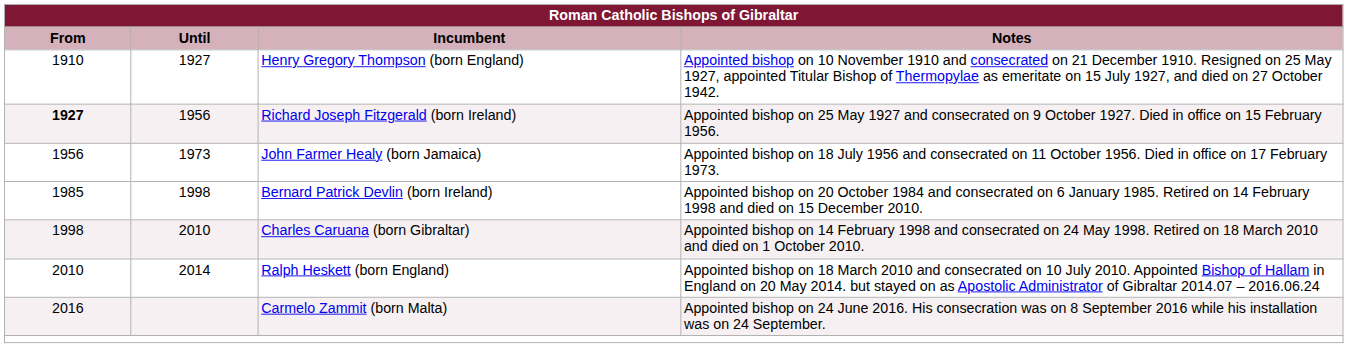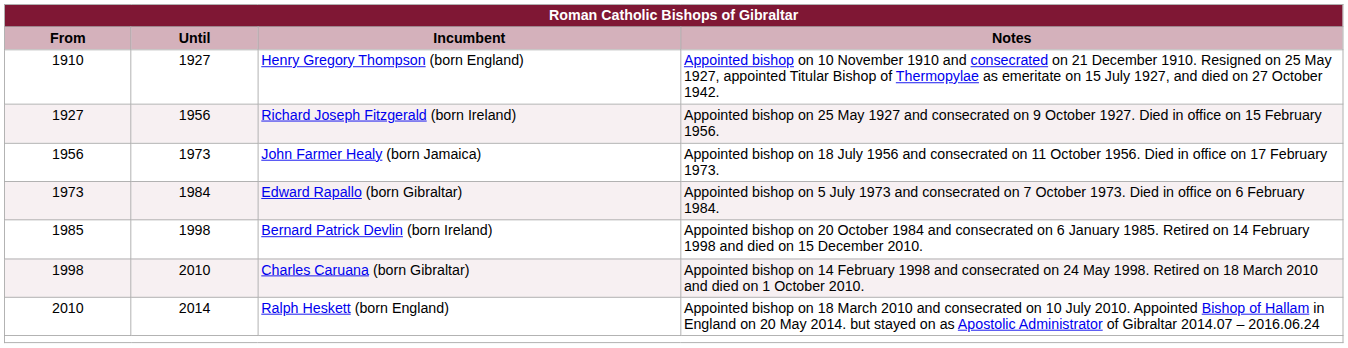(68, 115) bold -> (68, 115) normal
+ row: (362, 192)
- row: (354, 308)
